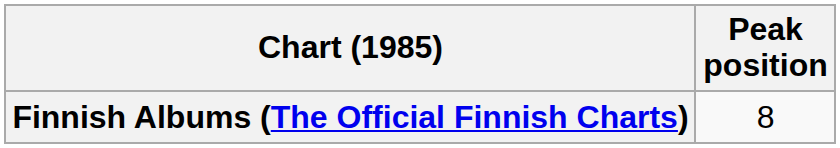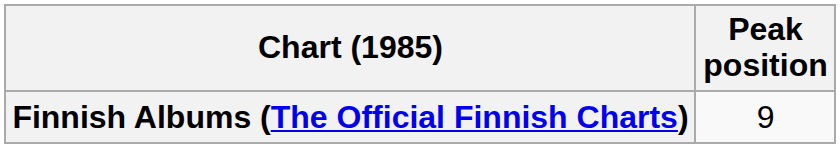(766, 116) 8 -> (766, 116) 9
